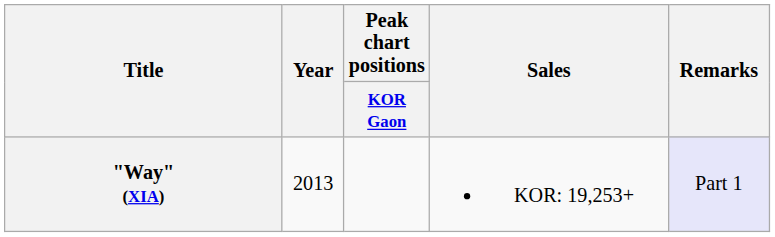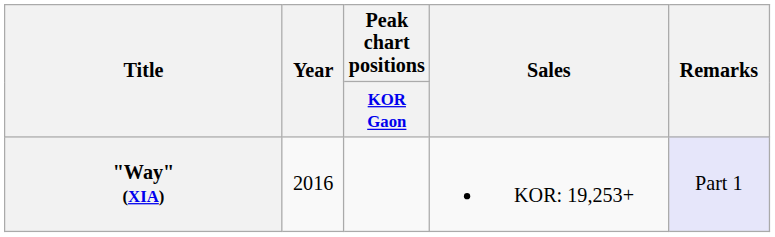(313, 183) 2013 -> (313, 183) 2016
